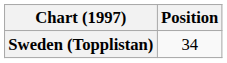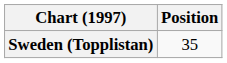(190, 44) 34 -> (190, 44) 35
